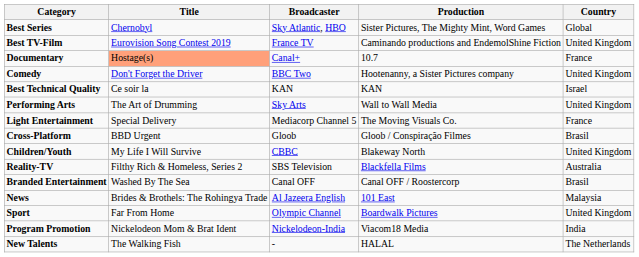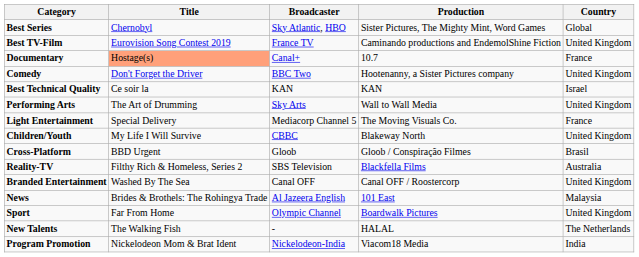rows swapped: (39, 136) <-> (39, 151)
(577, 182) Brasil -> (598, 182) United Kingdom
rows swapped: (49, 228) <-> (32, 244)
